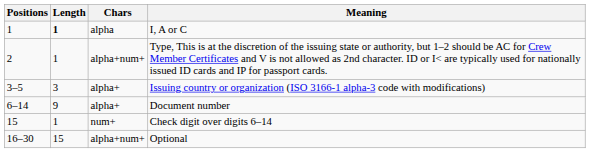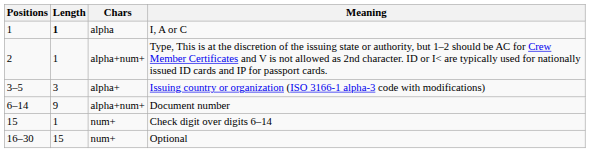(105, 105) alpha+ -> (118, 105) alpha+num+
(118, 139) alpha+num+ -> (103, 139) num+
